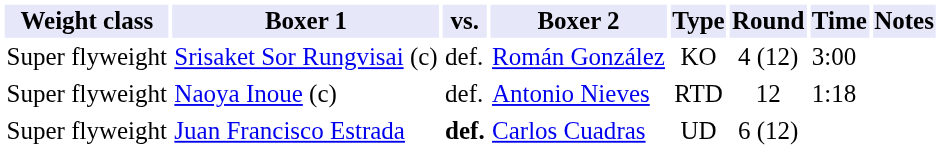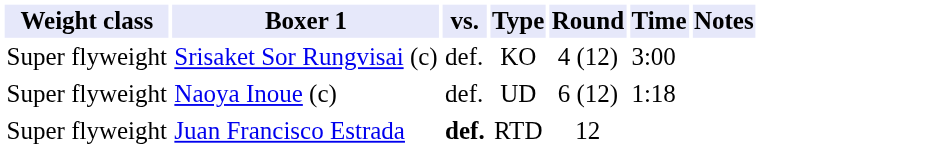- column: (579, 20)
(699, 94) RTD -> (518, 94) UD
(768, 94) 12 -> (588, 94) 6 (12)
(699, 131) UD -> (518, 131) RTD
(768, 131) 6 (12) -> (588, 131) 12
